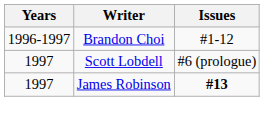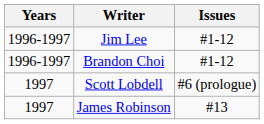+ row: (124, 38)
(217, 84) bold -> (217, 107) normal
